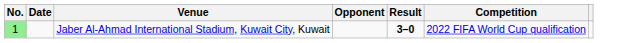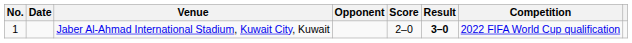+ column: (404, 12)
(15, 29) lightgreen background -> (15, 29) no background
